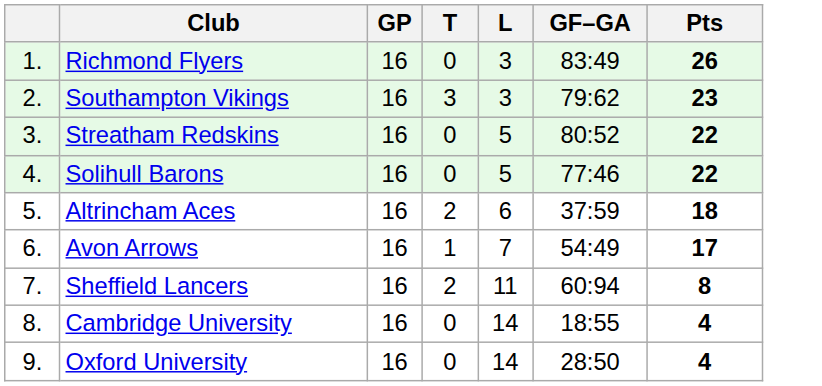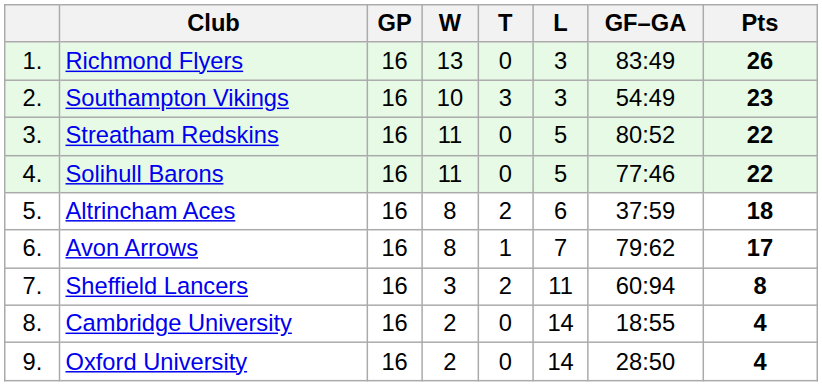+ column: (450, 23)
(590, 98) 79:62 -> (645, 98) 54:49
(590, 248) 54:49 -> (645, 248) 79:62
